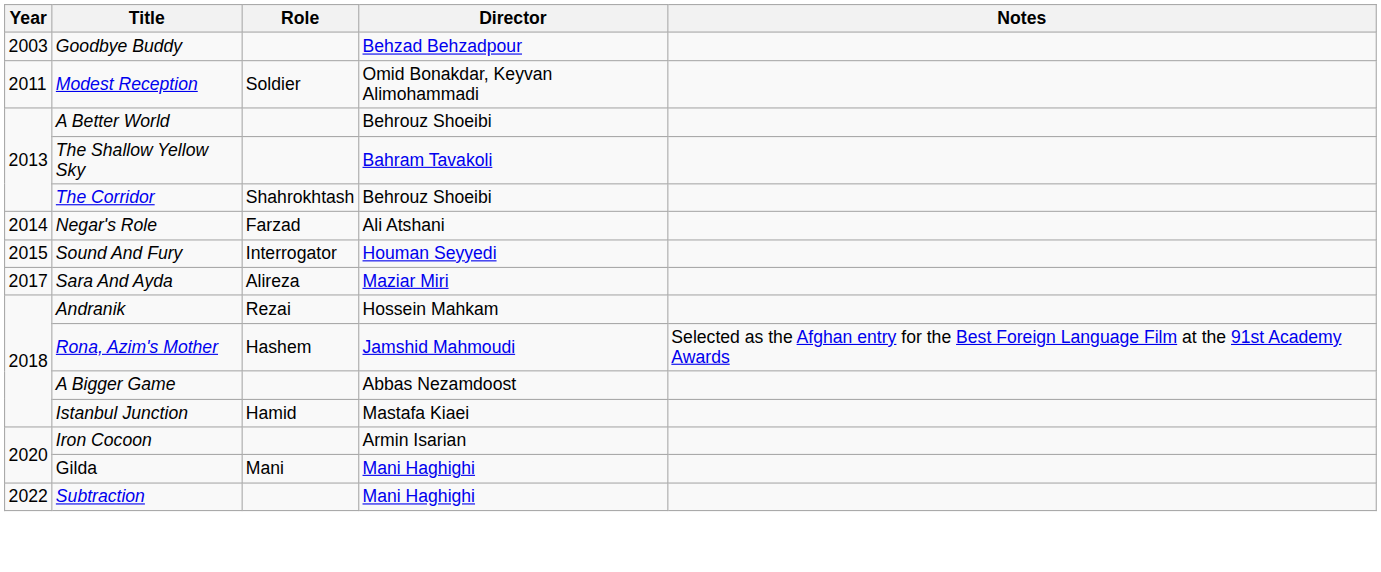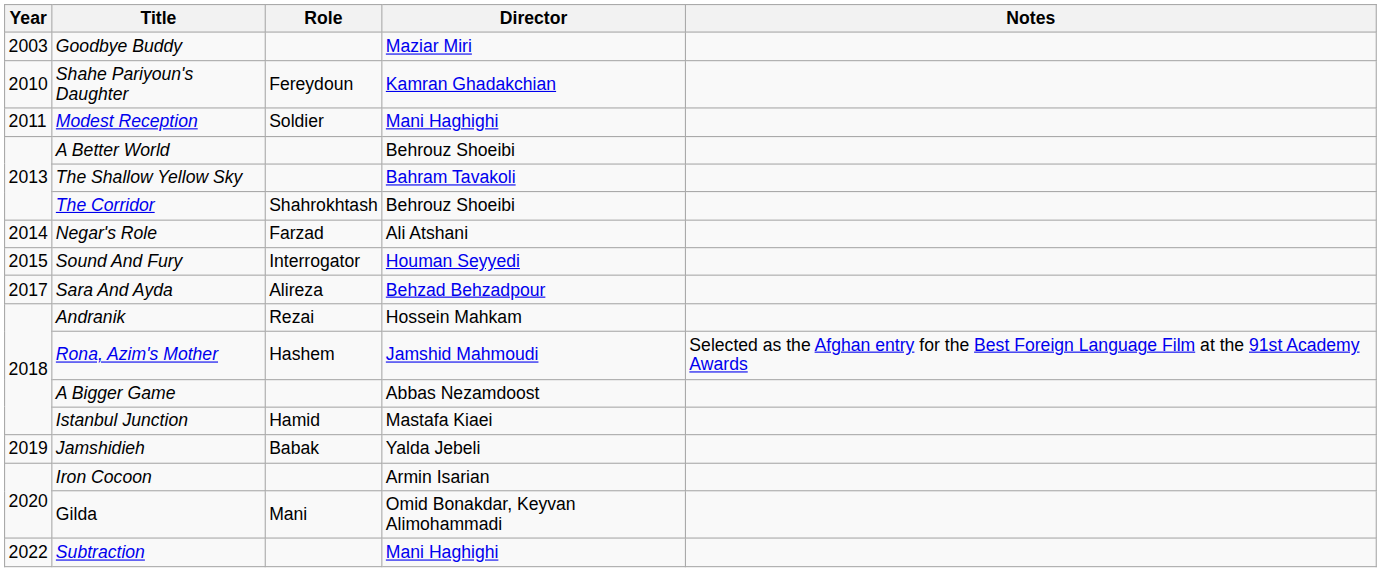(442, 46) Behzad Behzadpour -> (429, 46) Maziar Miri
+ row: (125, 84)
(457, 84) Omid Bonakdar, Keyvan Alimohammadi -> (442, 121) Mani Haghighi
(406, 281) Maziar Miri -> (466, 289) Behzad Behzadpour
+ row: (100, 448)
(419, 468) Mani Haghighi -> (481, 514) Omid Bonakdar, Keyvan Alimohammadi
